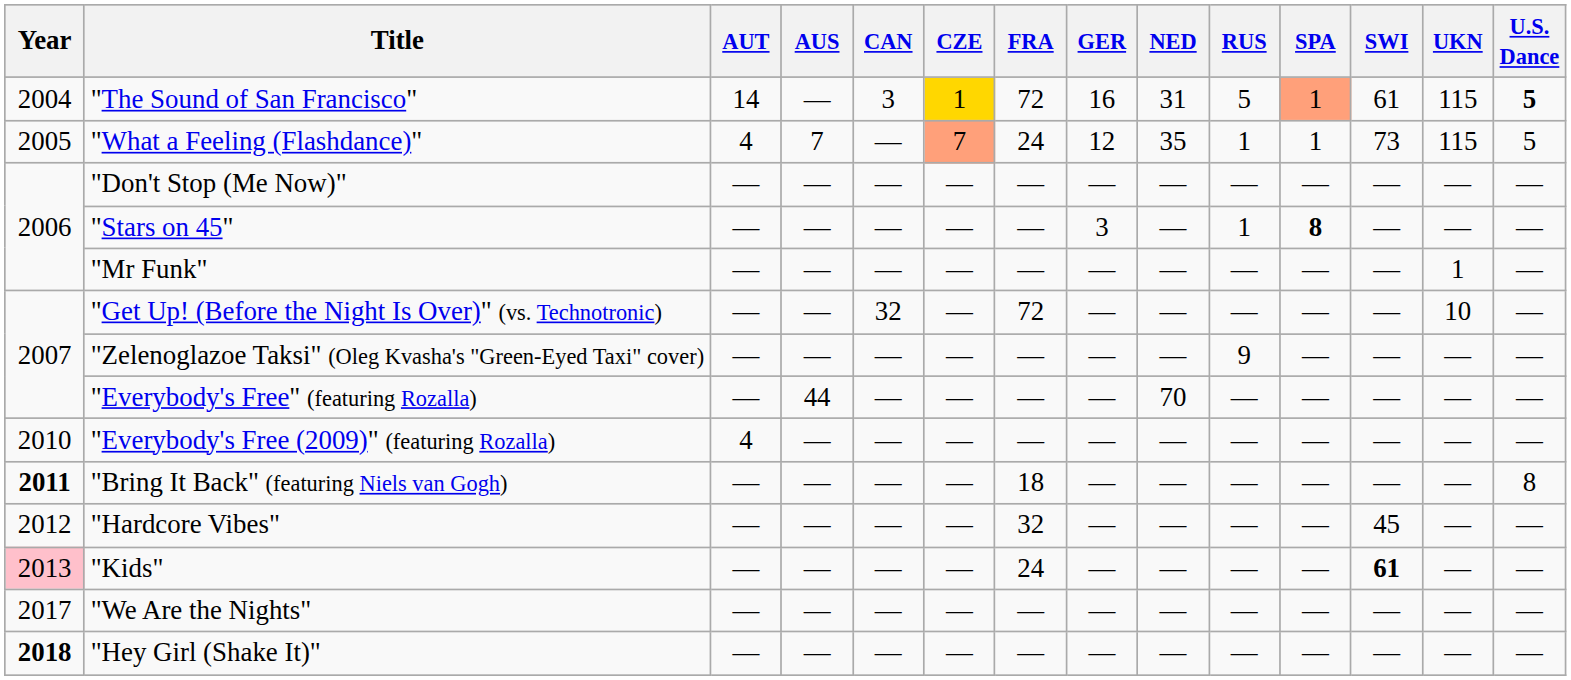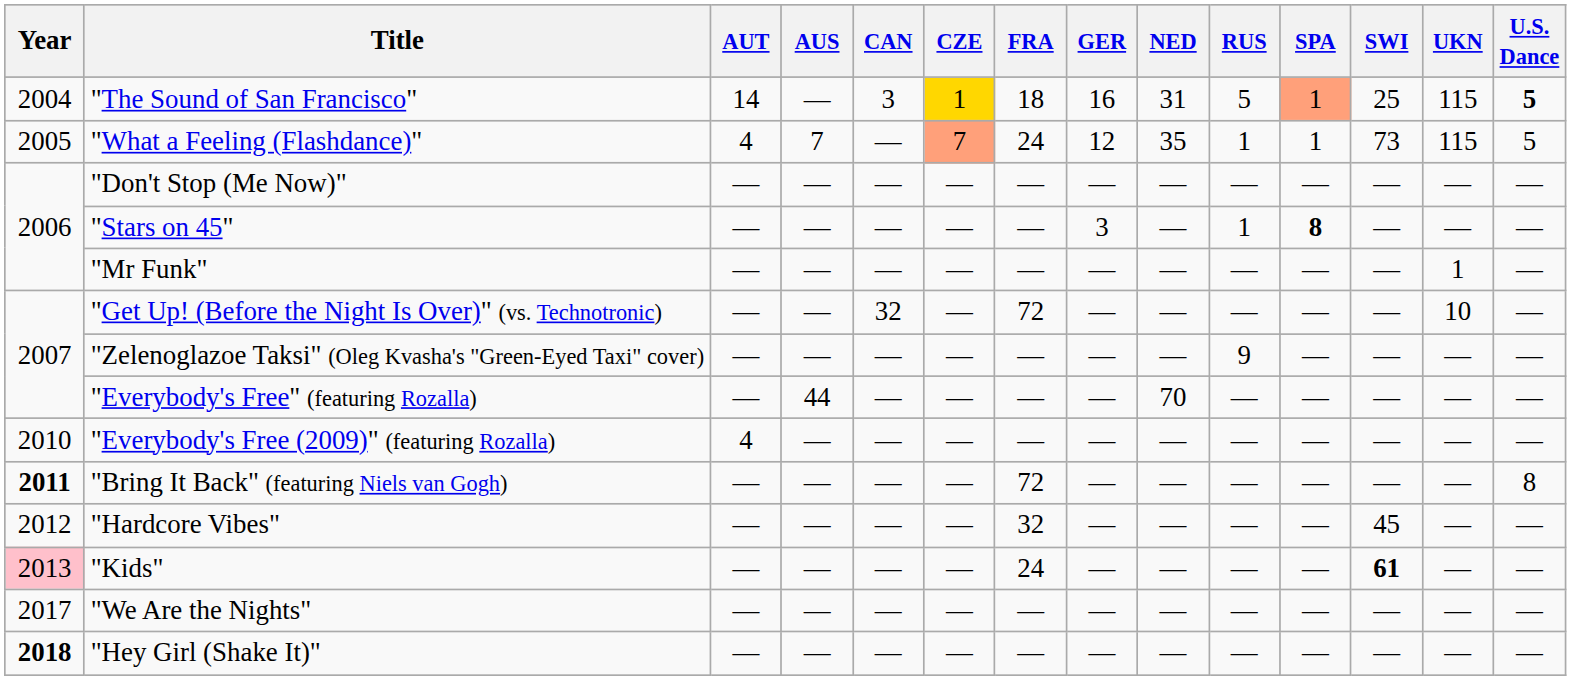(1031, 98) 72 -> (1031, 98) 18
(1387, 98) 61 -> (1387, 98) 25
(1031, 482) 18 -> (1031, 482) 72
